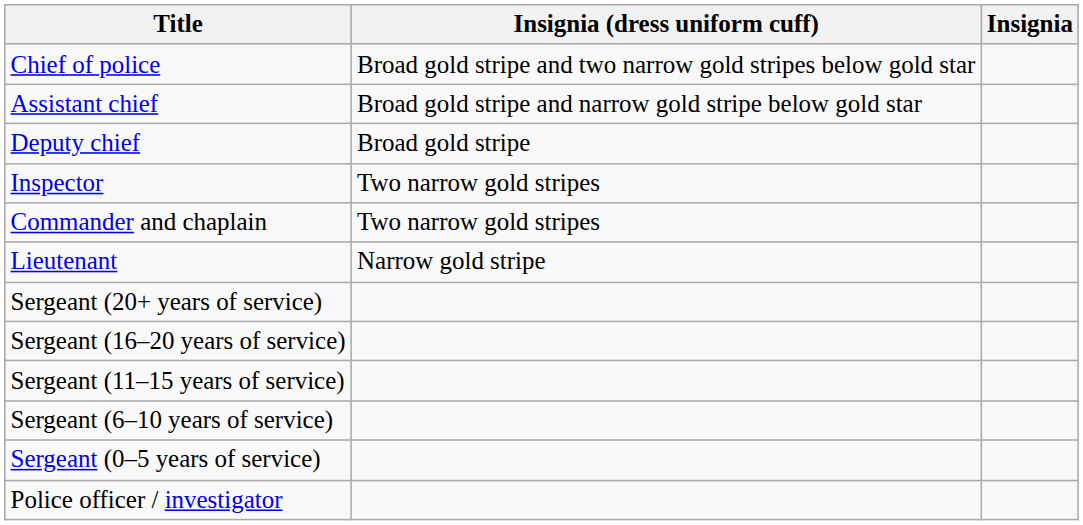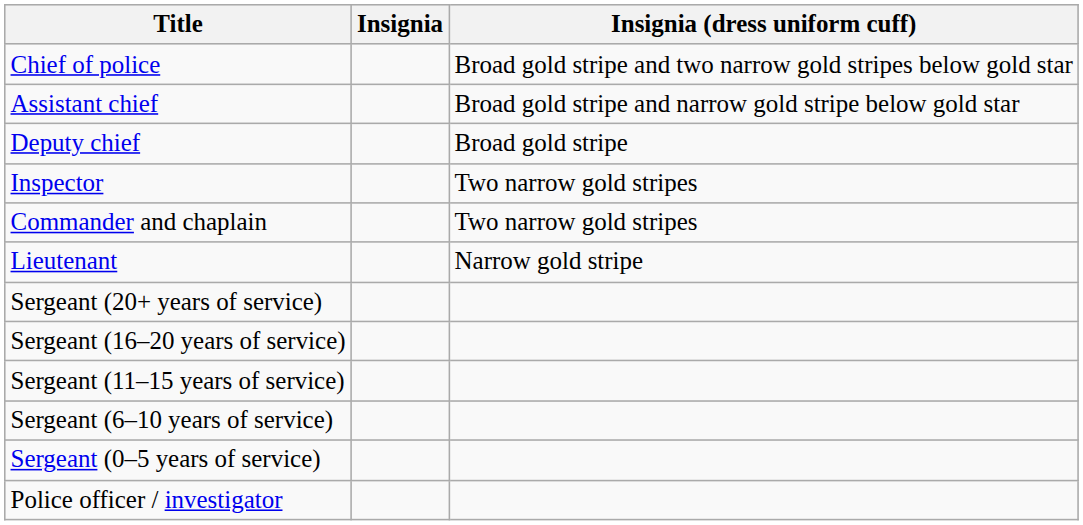columns swapped: (1030, 24) <-> (666, 24)
